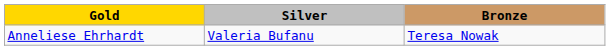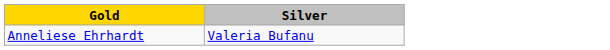- column: (504, 15)
